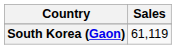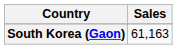(150, 34) 61,119 -> (150, 34) 61,163
